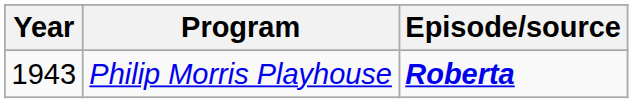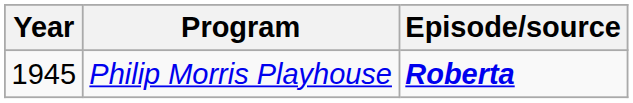(44, 73) 1943 -> (44, 73) 1945
